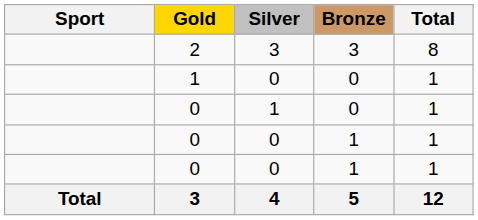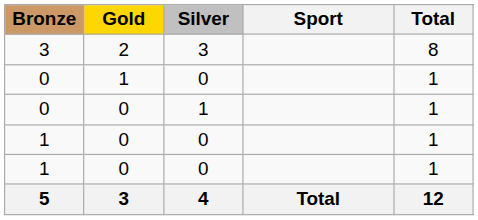columns swapped: (80, 19) <-> (354, 19)
